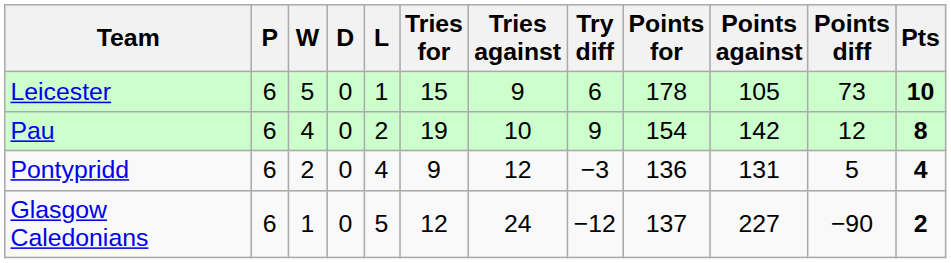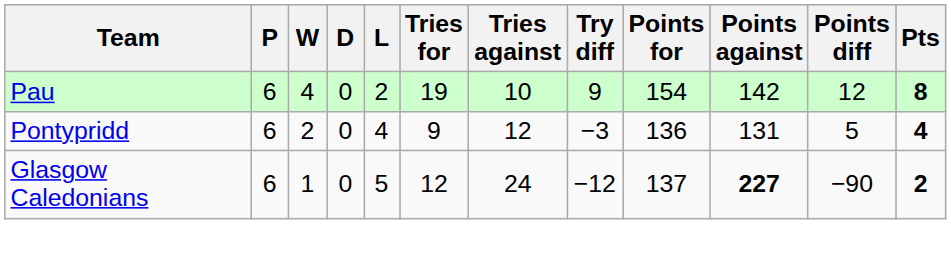- row: (61, 91)
(759, 223) normal -> (759, 184) bold
